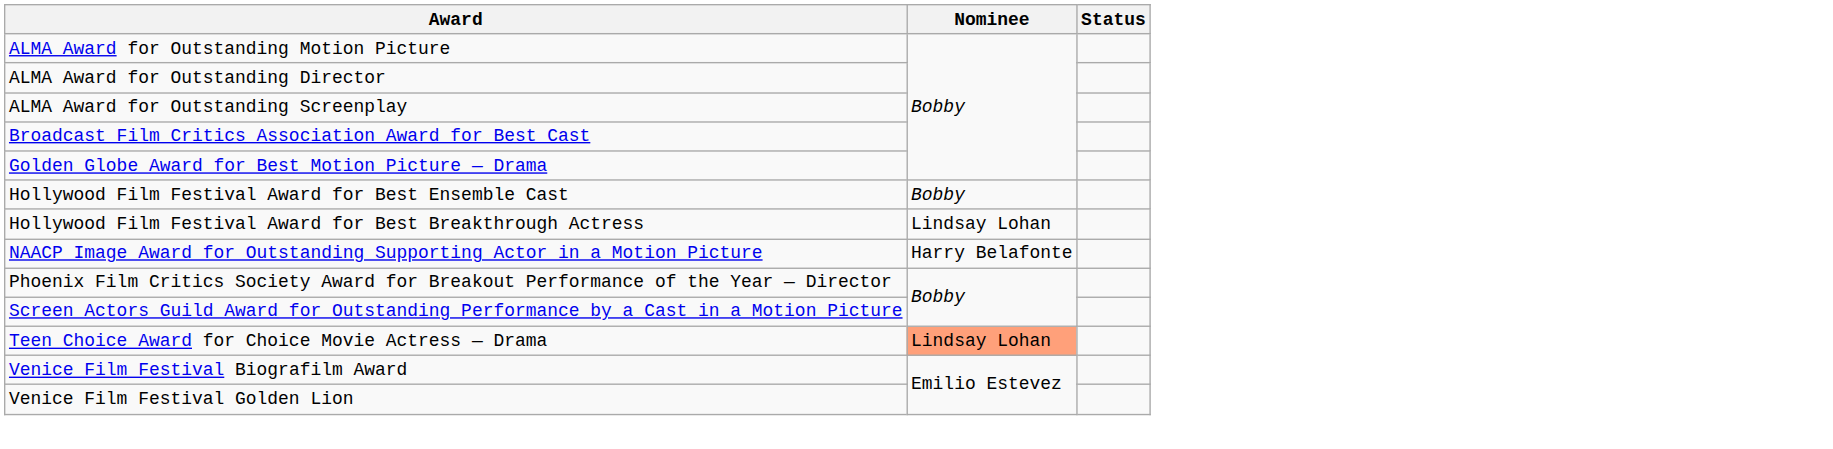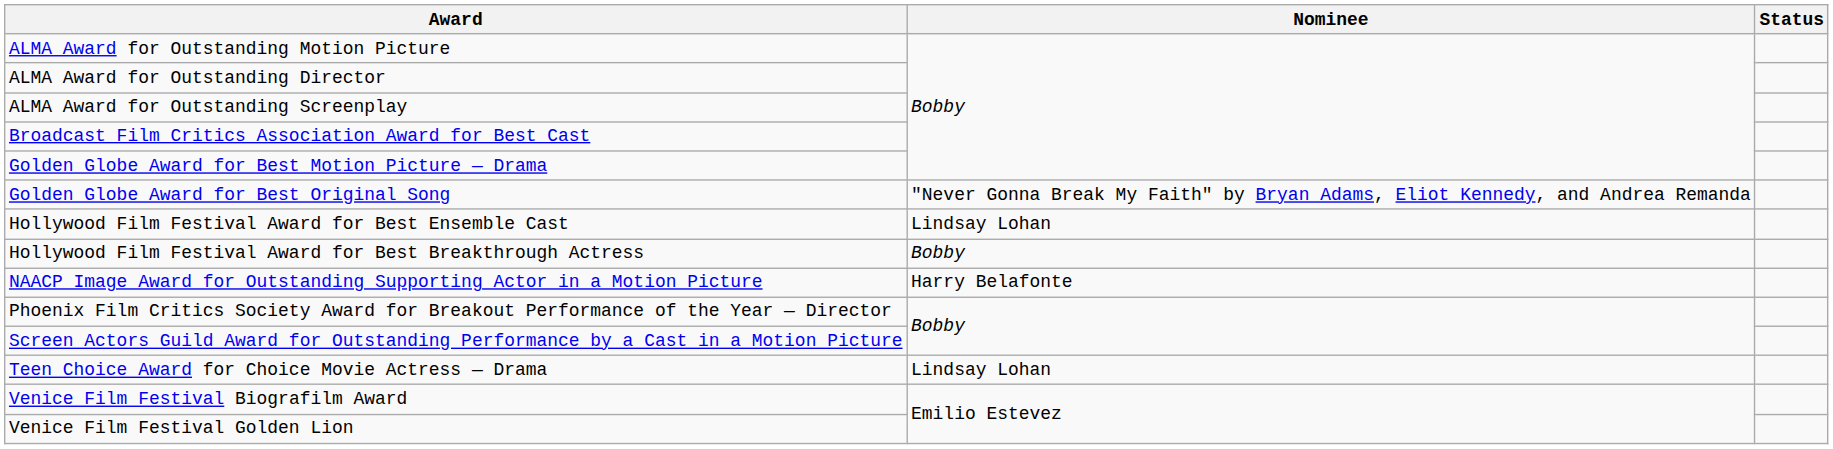+ row: (230, 195)
(938, 195) Bobby -> (981, 224) Lindsay Lohan
(981, 224) Lindsay Lohan -> (938, 253) Bobby
(981, 341) lightsalmon background -> (981, 370) no background
